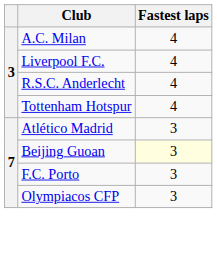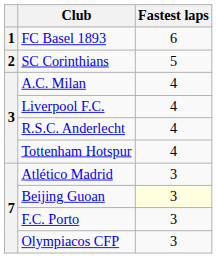+ row: (64, 38)
+ row: (65, 61)
